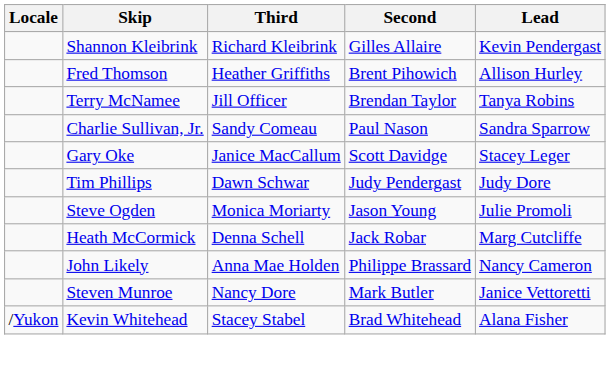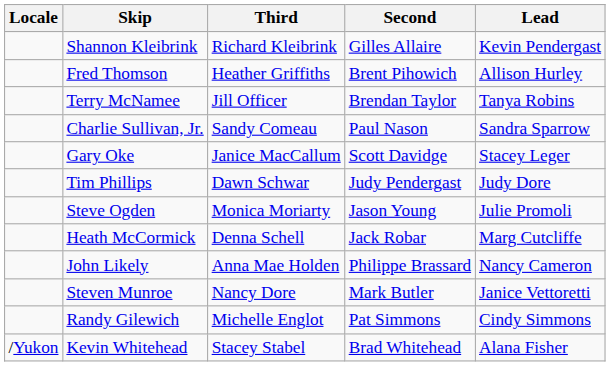+ row: (123, 319)
